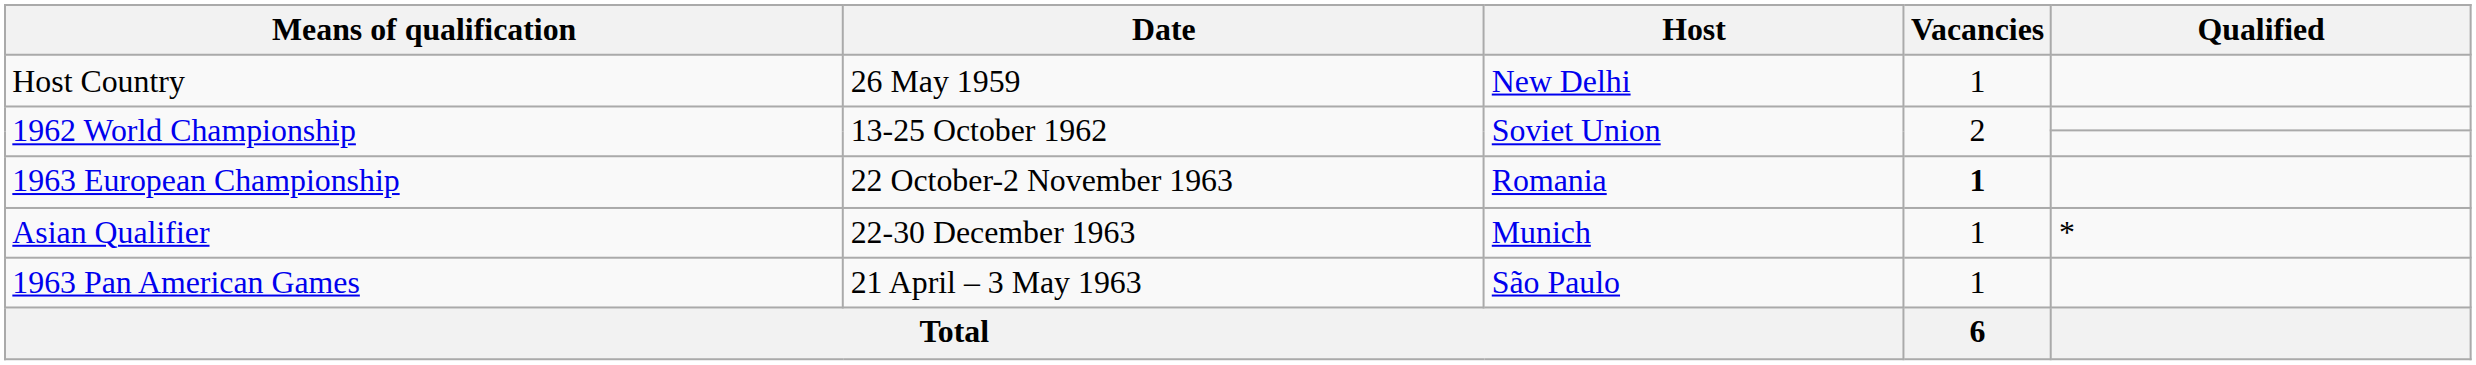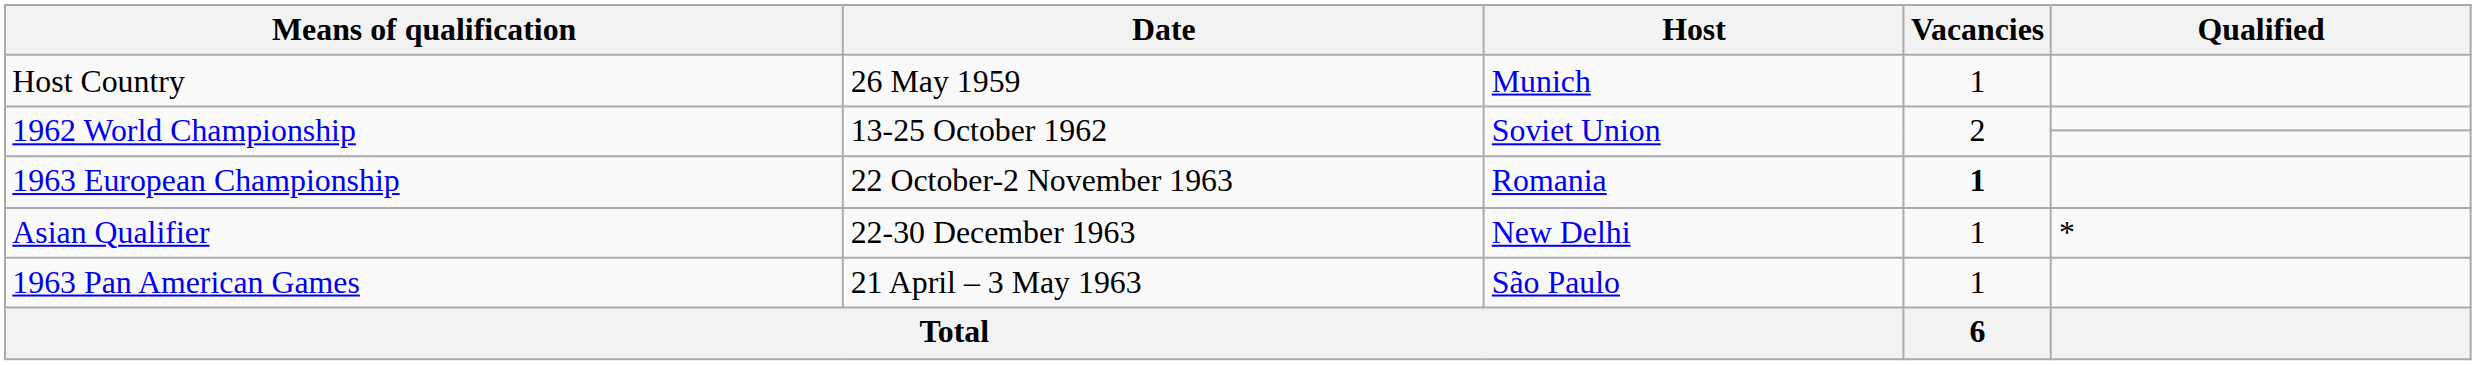(1561, 80) New Delhi -> (1541, 80) Munich
(1541, 231) Munich -> (1561, 231) New Delhi
